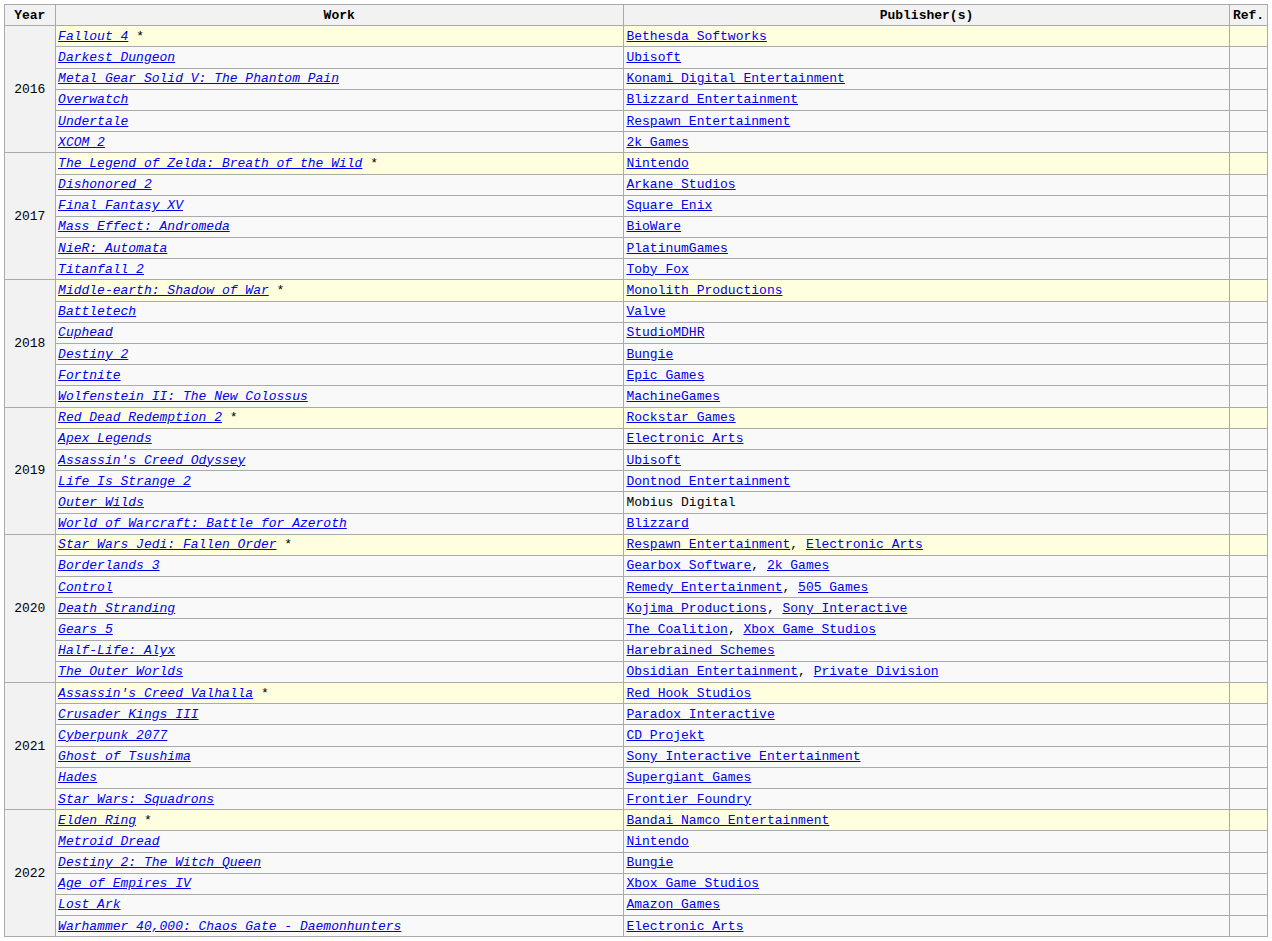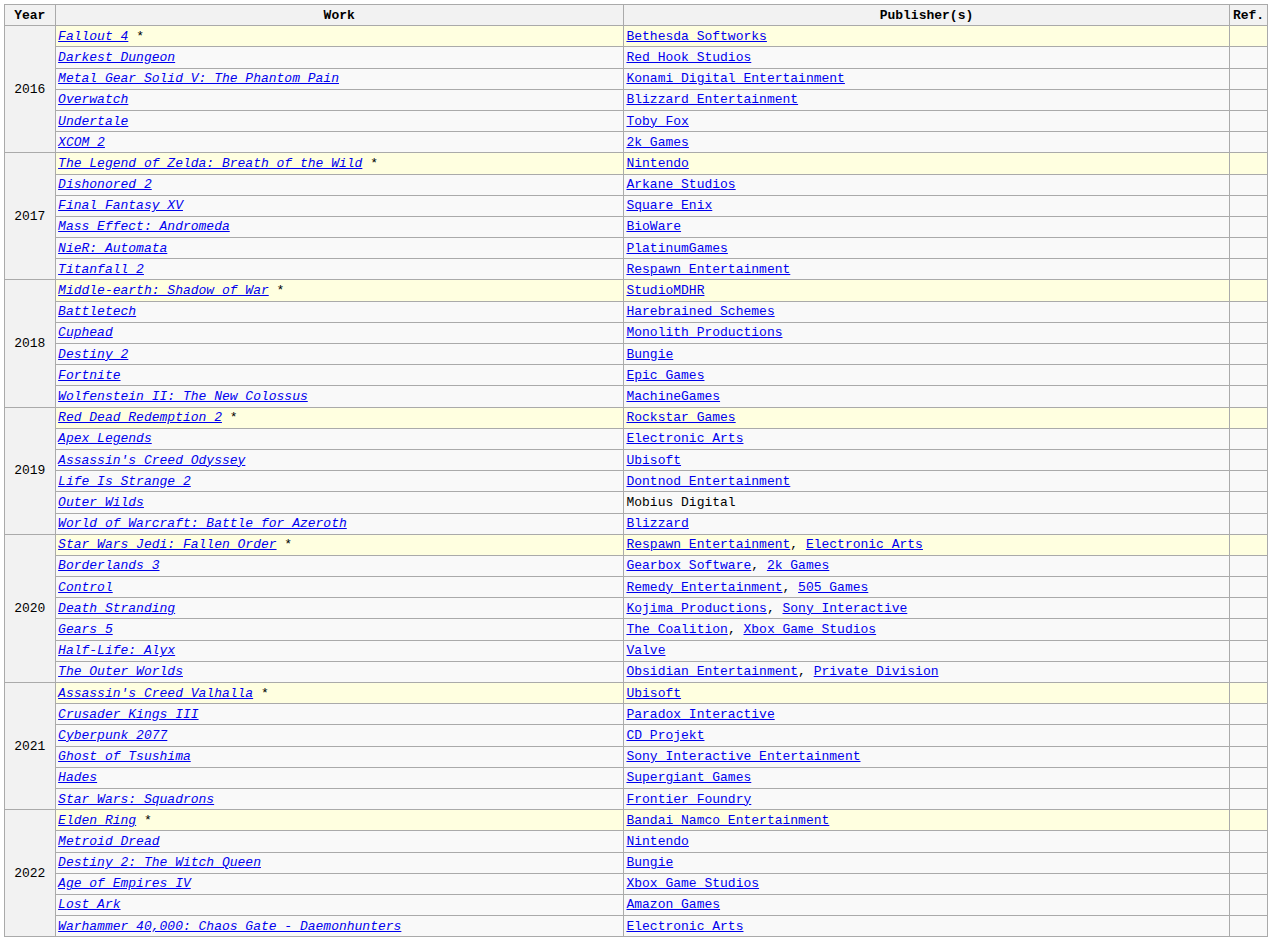(654, 57) Ubisoft -> (689, 57) Red Hook Studios
(708, 121) Respawn Entertainment -> (658, 121) Toby Fox
(658, 269) Toby Fox -> (708, 269) Respawn Entertainment
(704, 291) Monolith Productions -> (665, 291) StudioMDHR
(646, 312) Valve -> (701, 312) Harebrained Schemes
(665, 333) StudioMDHR -> (704, 333) Monolith Productions
(701, 651) Harebrained Schemes -> (646, 651) Valve
(689, 693) Red Hook Studios -> (654, 693) Ubisoft
